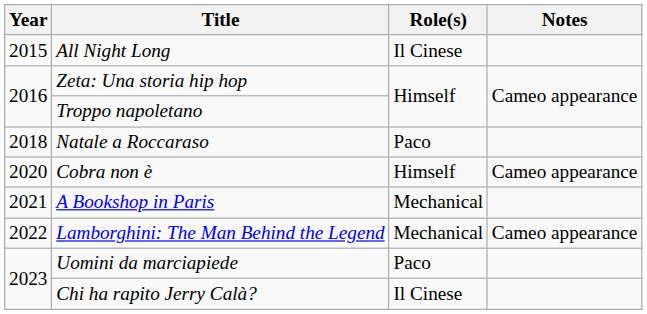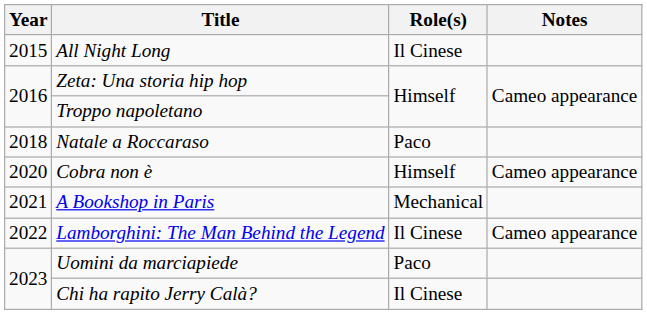(438, 232) Mechanical -> (428, 232) Il Cinese
